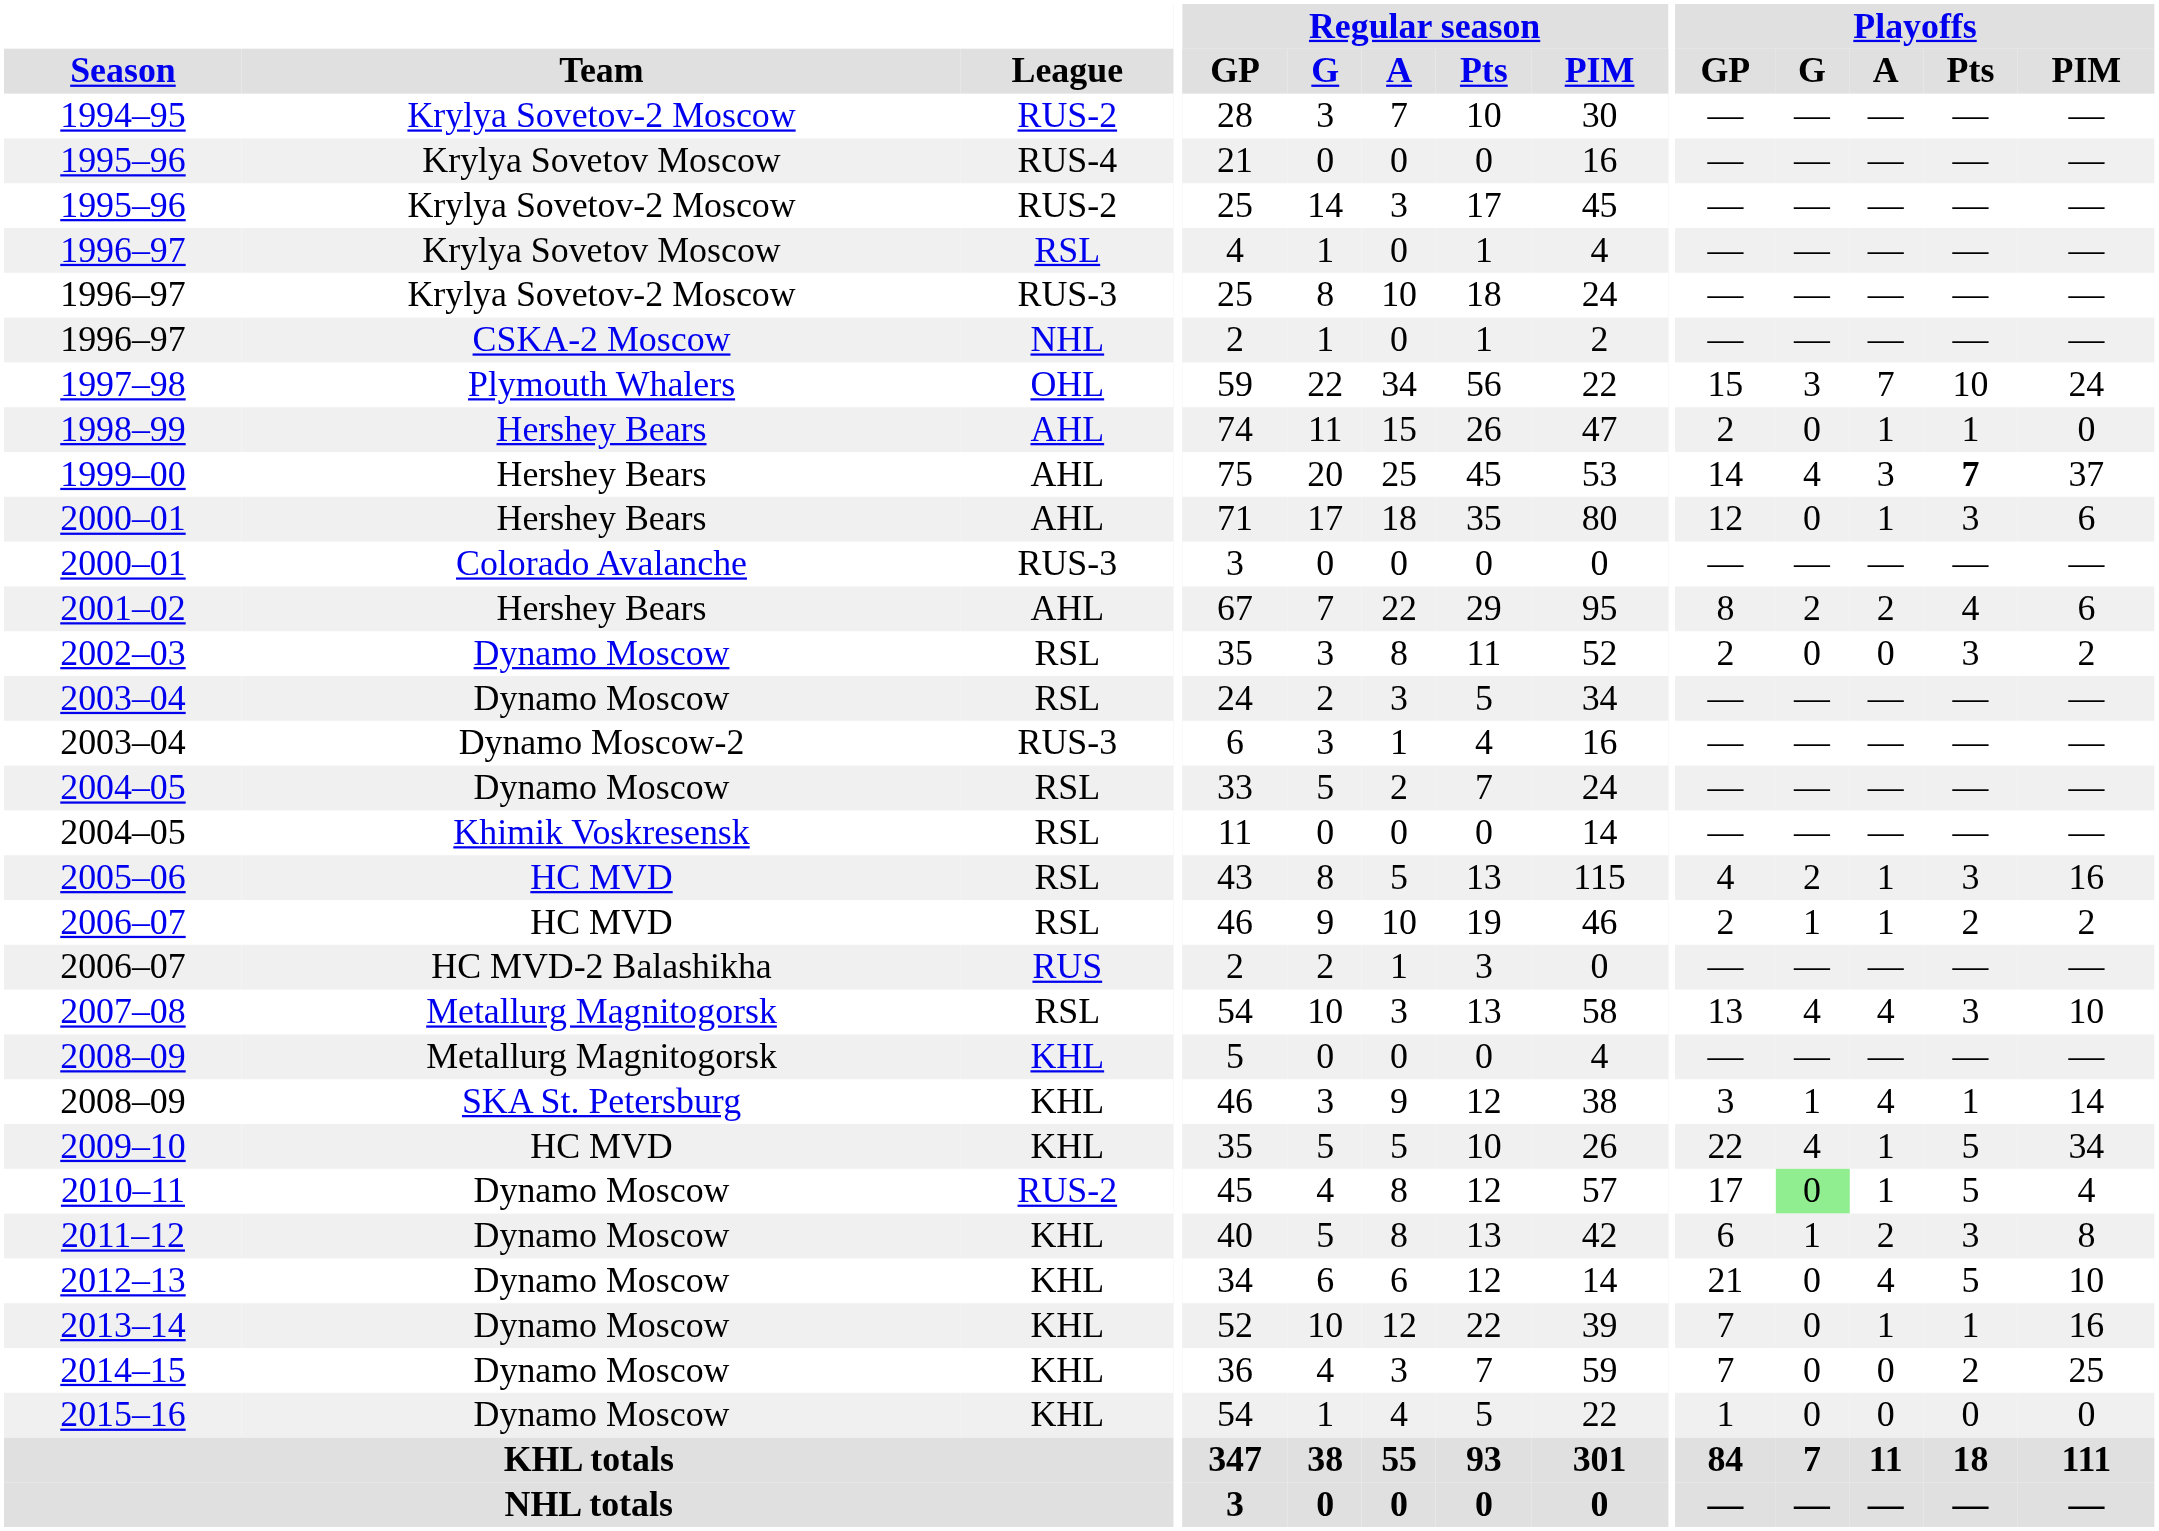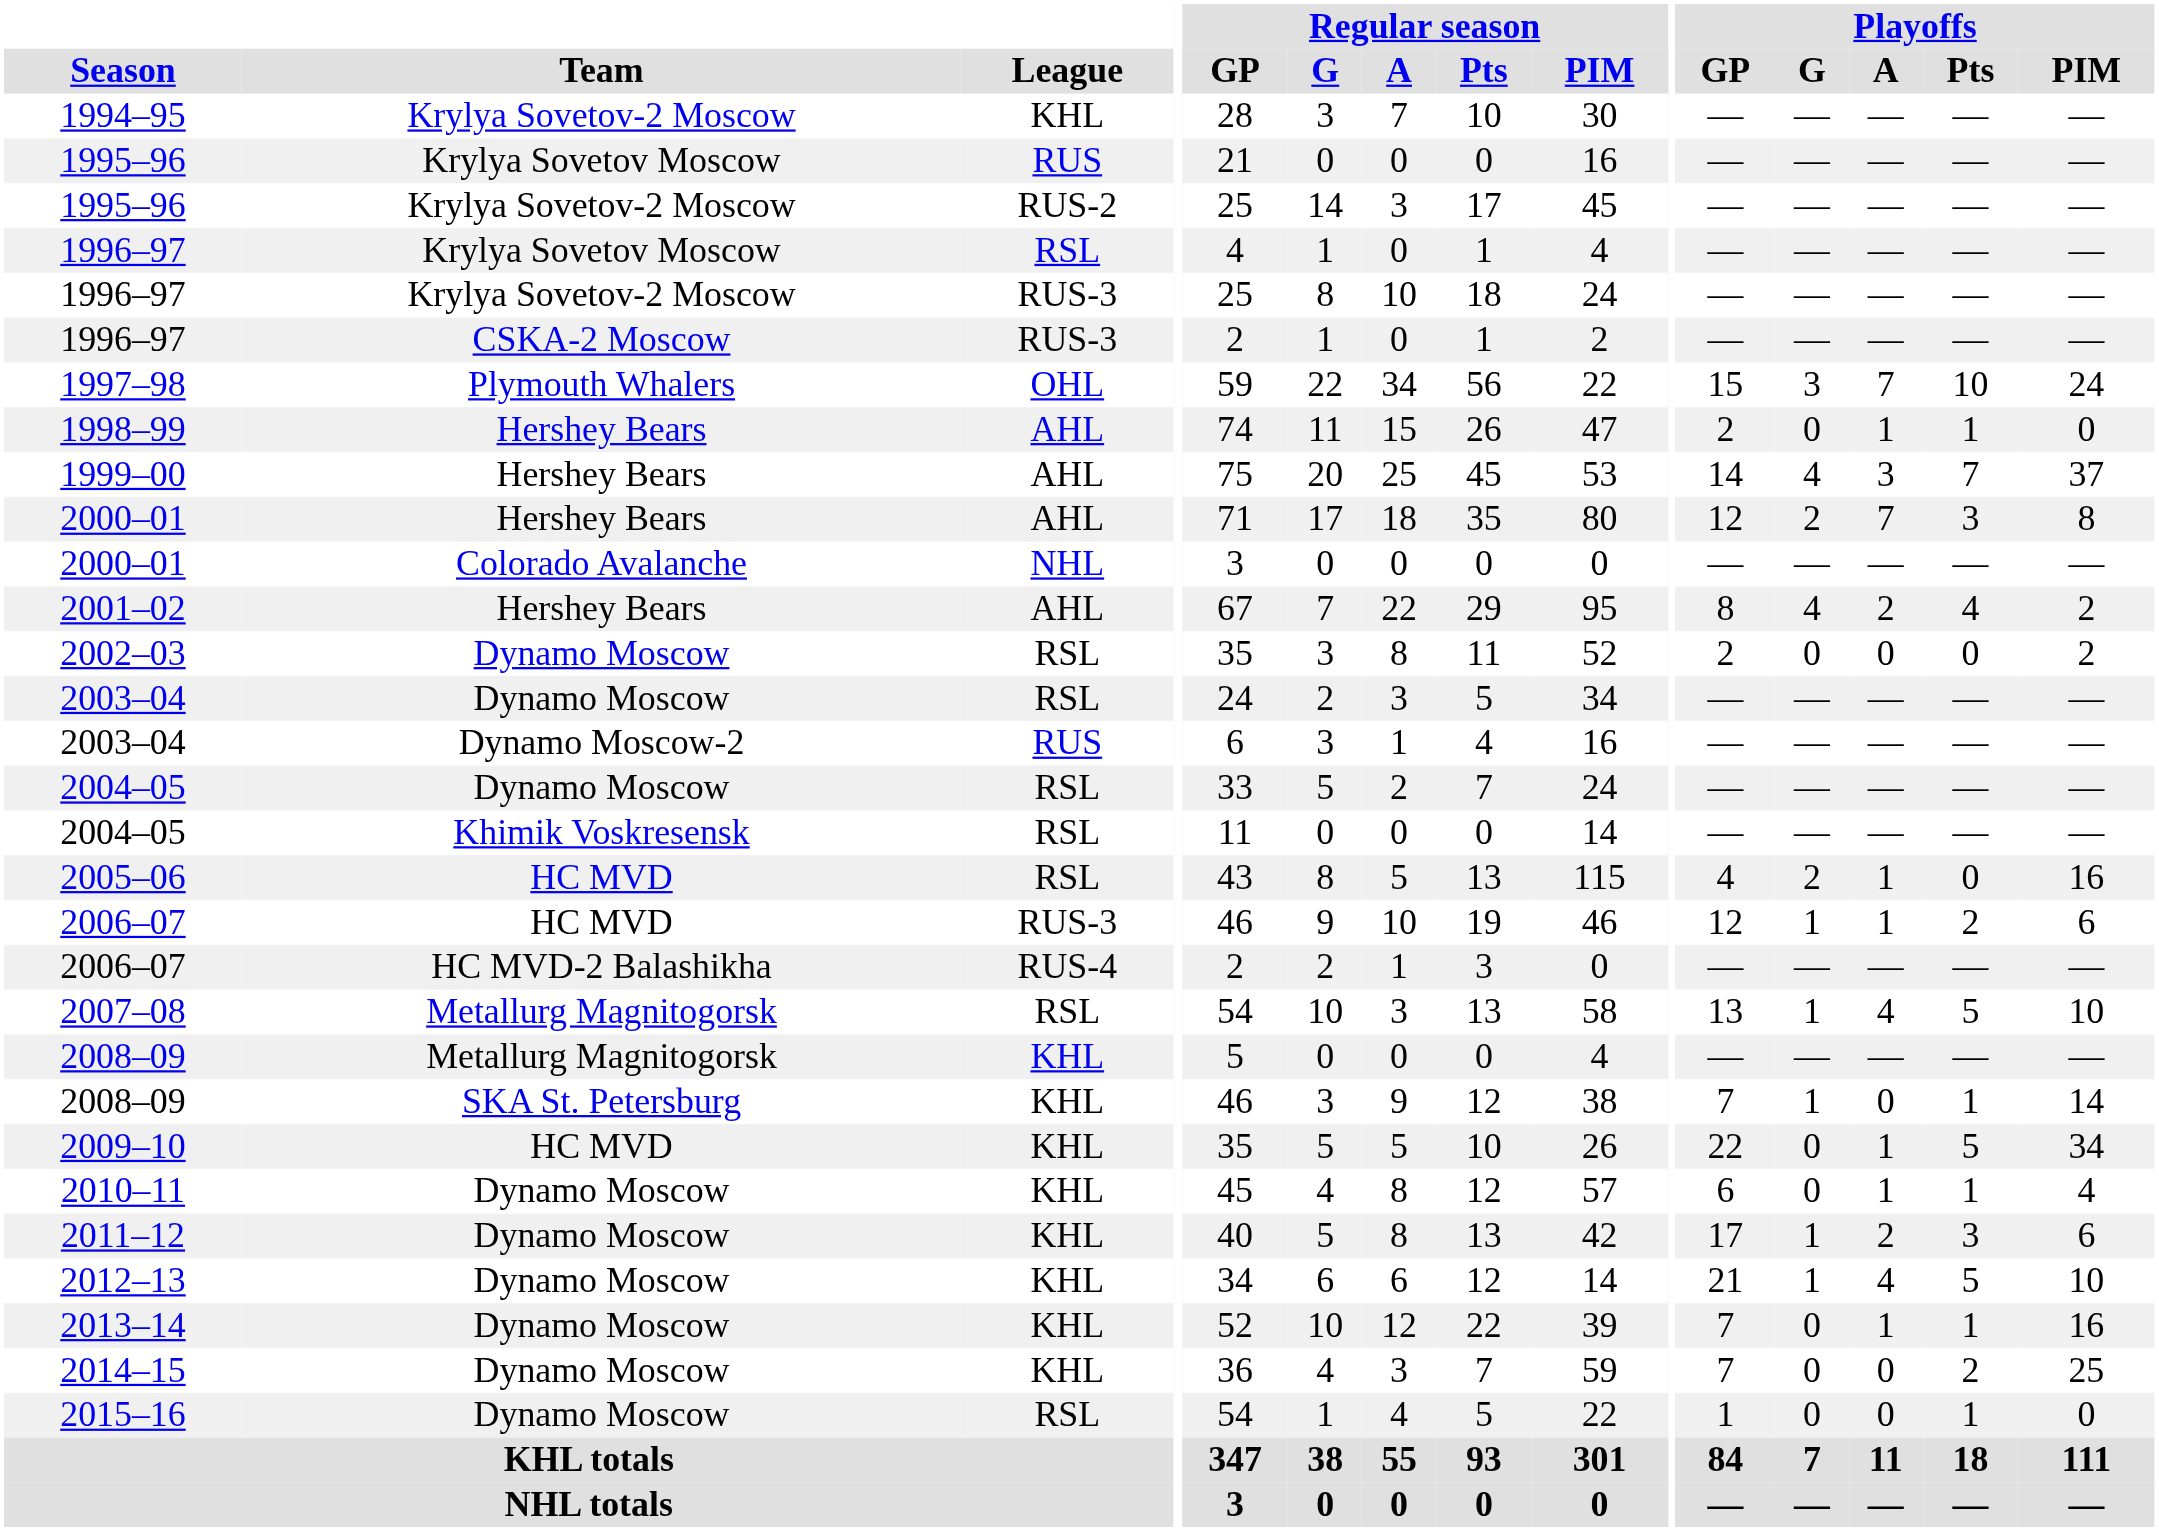(1067, 115) RUS-2 -> (1067, 115) KHL
(1067, 160) RUS-4 -> (1067, 160) RUS
(1067, 339) NHL -> (1067, 339) RUS-3
(1970, 473) bold -> (1970, 473) normal
(1812, 518) 0 -> (1812, 518) 2
(1886, 518) 1 -> (1886, 518) 7
(2086, 518) 6 -> (2086, 518) 8
(1067, 563) RUS-3 -> (1067, 563) NHL
(1812, 608) 2 -> (1812, 608) 4
(2086, 608) 6 -> (2086, 608) 2
(1970, 652) 3 -> (1970, 652) 0
(1067, 742) RUS-3 -> (1067, 742) RUS
(1970, 876) 3 -> (1970, 876) 0
(1067, 921) RSL -> (1067, 921) RUS-3
(1725, 921) 2 -> (1725, 921) 12
(2086, 921) 2 -> (2086, 921) 6
(1067, 966) RUS -> (1067, 966) RUS-4
(1812, 1011) 4 -> (1812, 1011) 1
(1970, 1011) 3 -> (1970, 1011) 5
(1725, 1100) 3 -> (1725, 1100) 7
(1886, 1100) 4 -> (1886, 1100) 0
(1812, 1145) 4 -> (1812, 1145) 0
(1067, 1190) RUS-2 -> (1067, 1190) KHL
(1725, 1190) 17 -> (1725, 1190) 6
(1812, 1190) lightgreen background -> (1812, 1190) no background
(1970, 1190) 5 -> (1970, 1190) 1
(1725, 1235) 6 -> (1725, 1235) 17
(2086, 1235) 8 -> (2086, 1235) 6
(1812, 1280) 0 -> (1812, 1280) 1
(1067, 1414) KHL -> (1067, 1414) RSL
(1970, 1414) 0 -> (1970, 1414) 1
